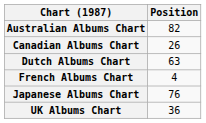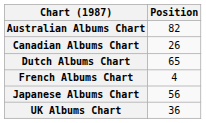(174, 61) 63 -> (174, 61) 65
(174, 94) 76 -> (174, 94) 56
